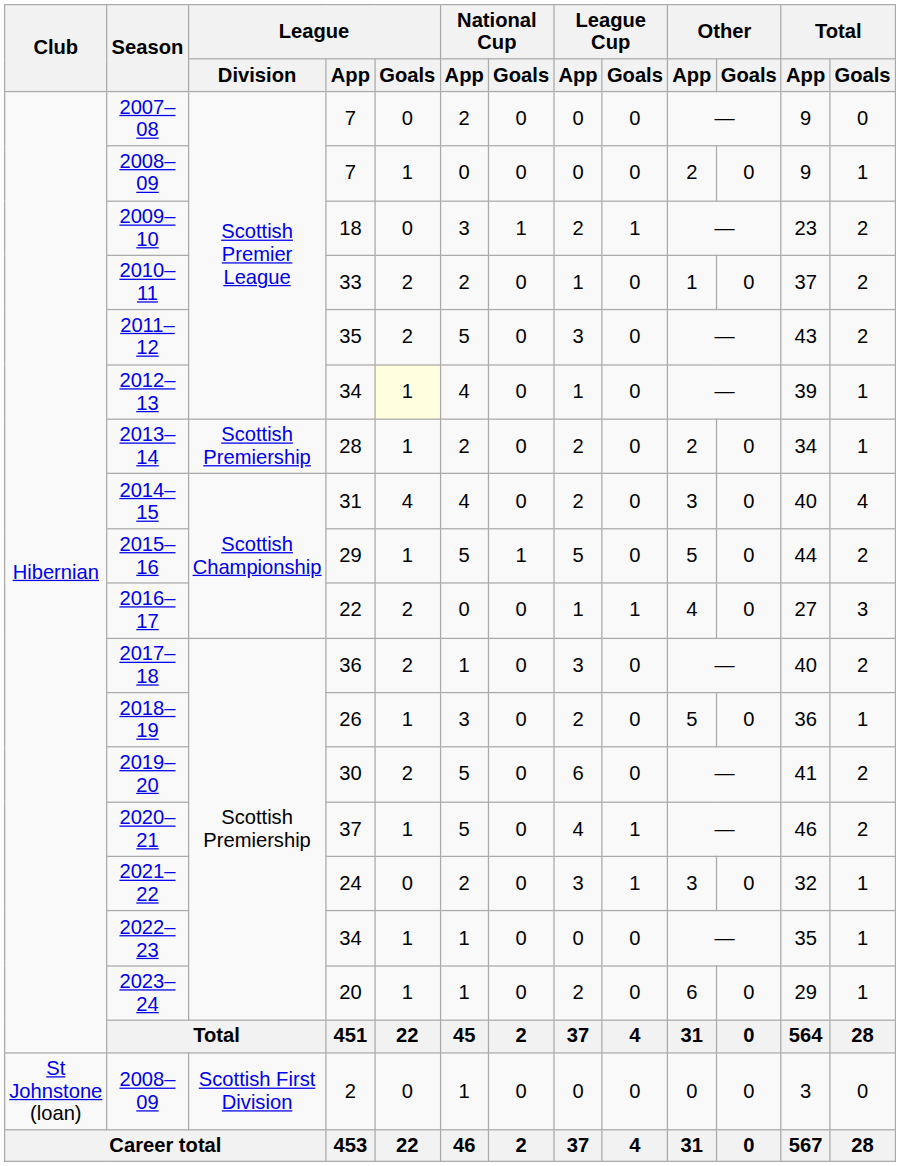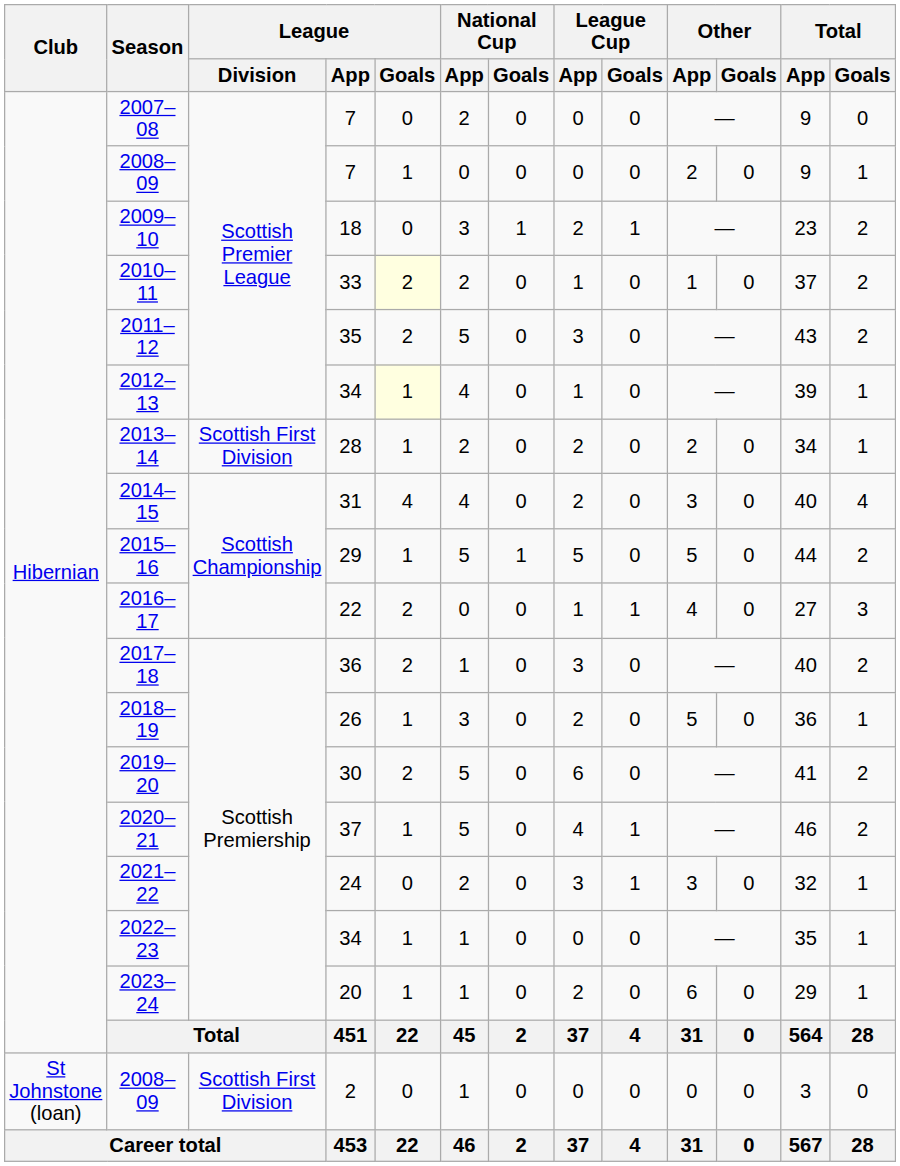(407, 282) no background -> (407, 282) lightyellow background
(257, 446) Scottish Premiership -> (257, 446) Scottish First Division
